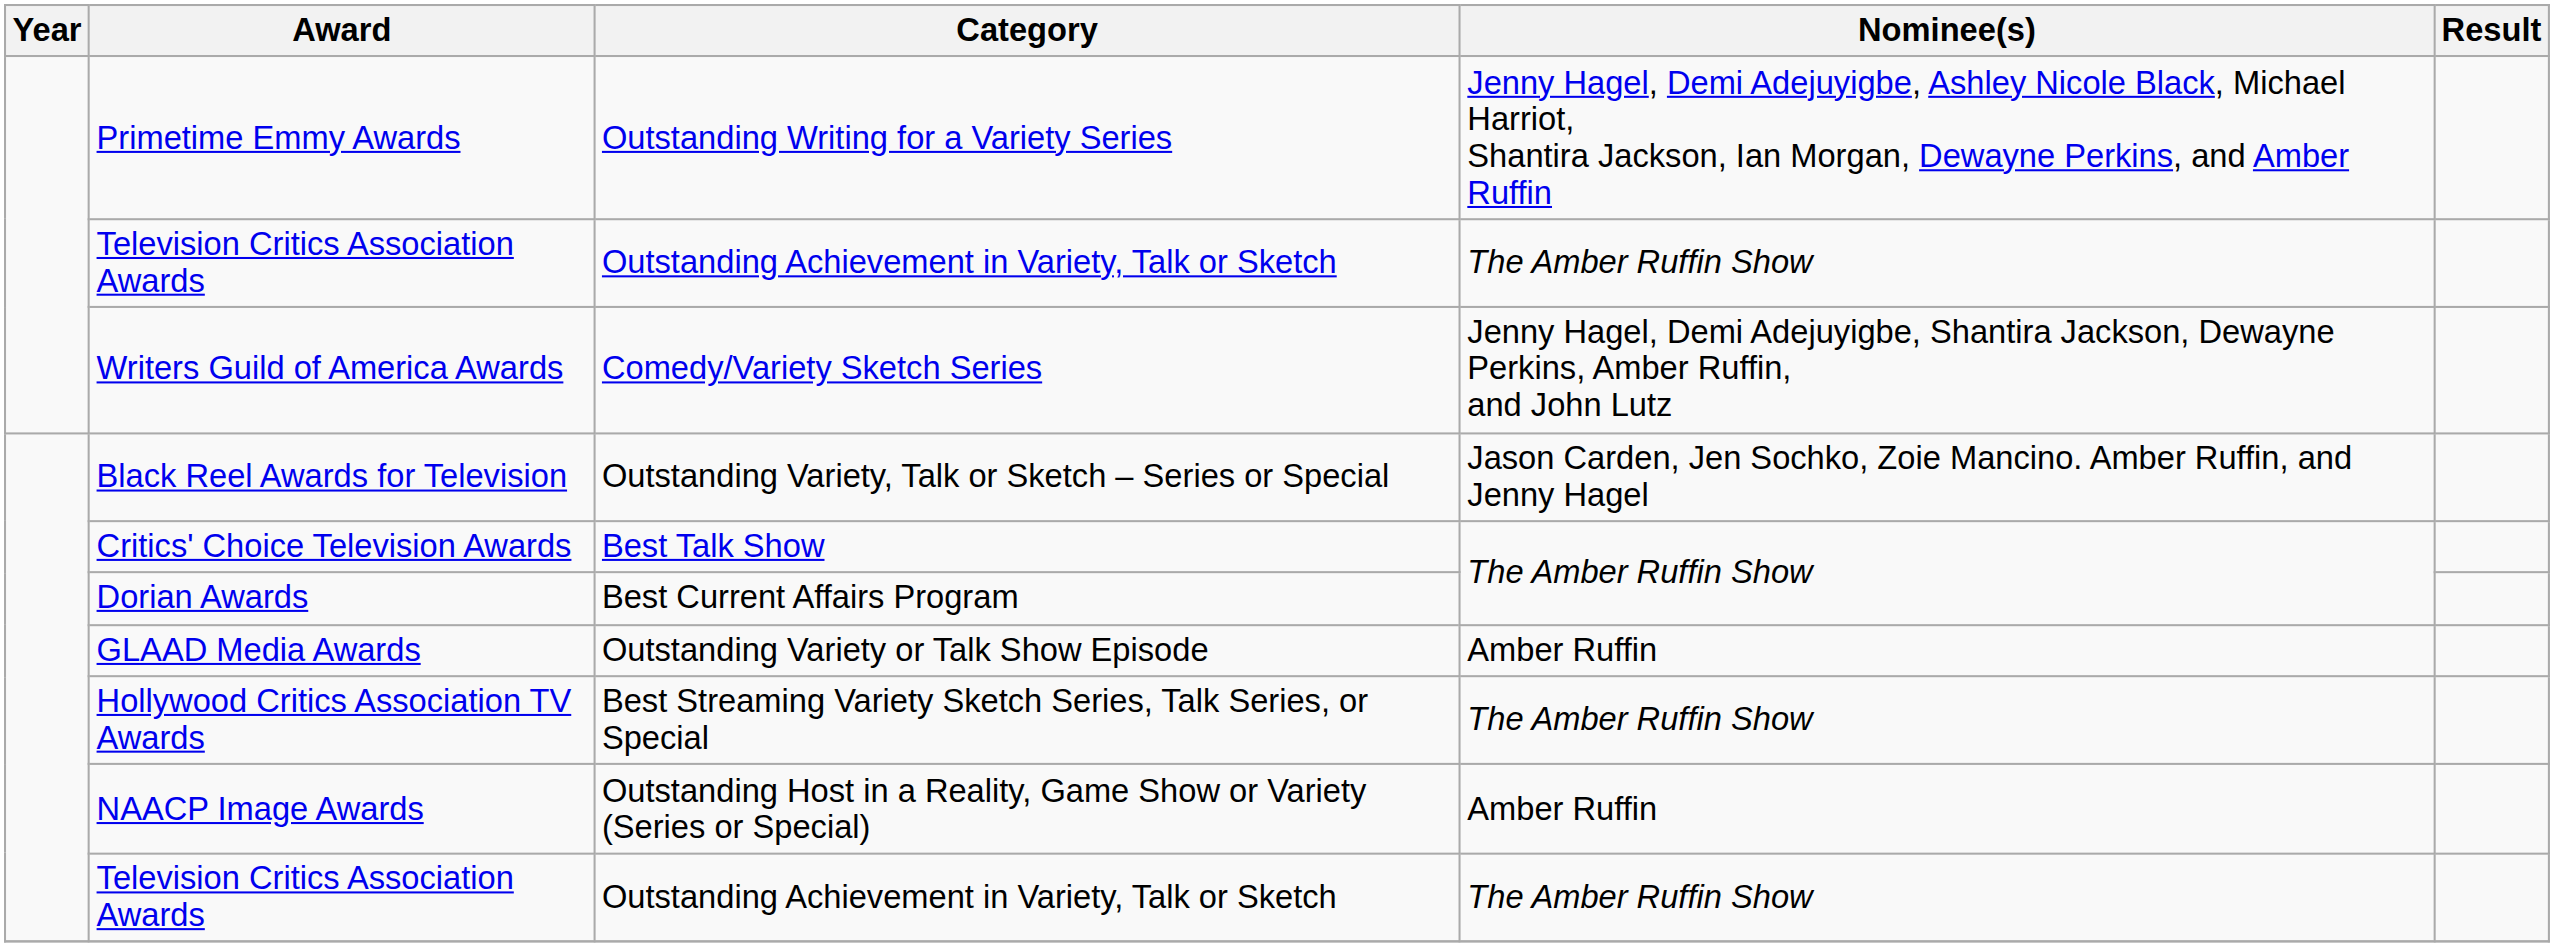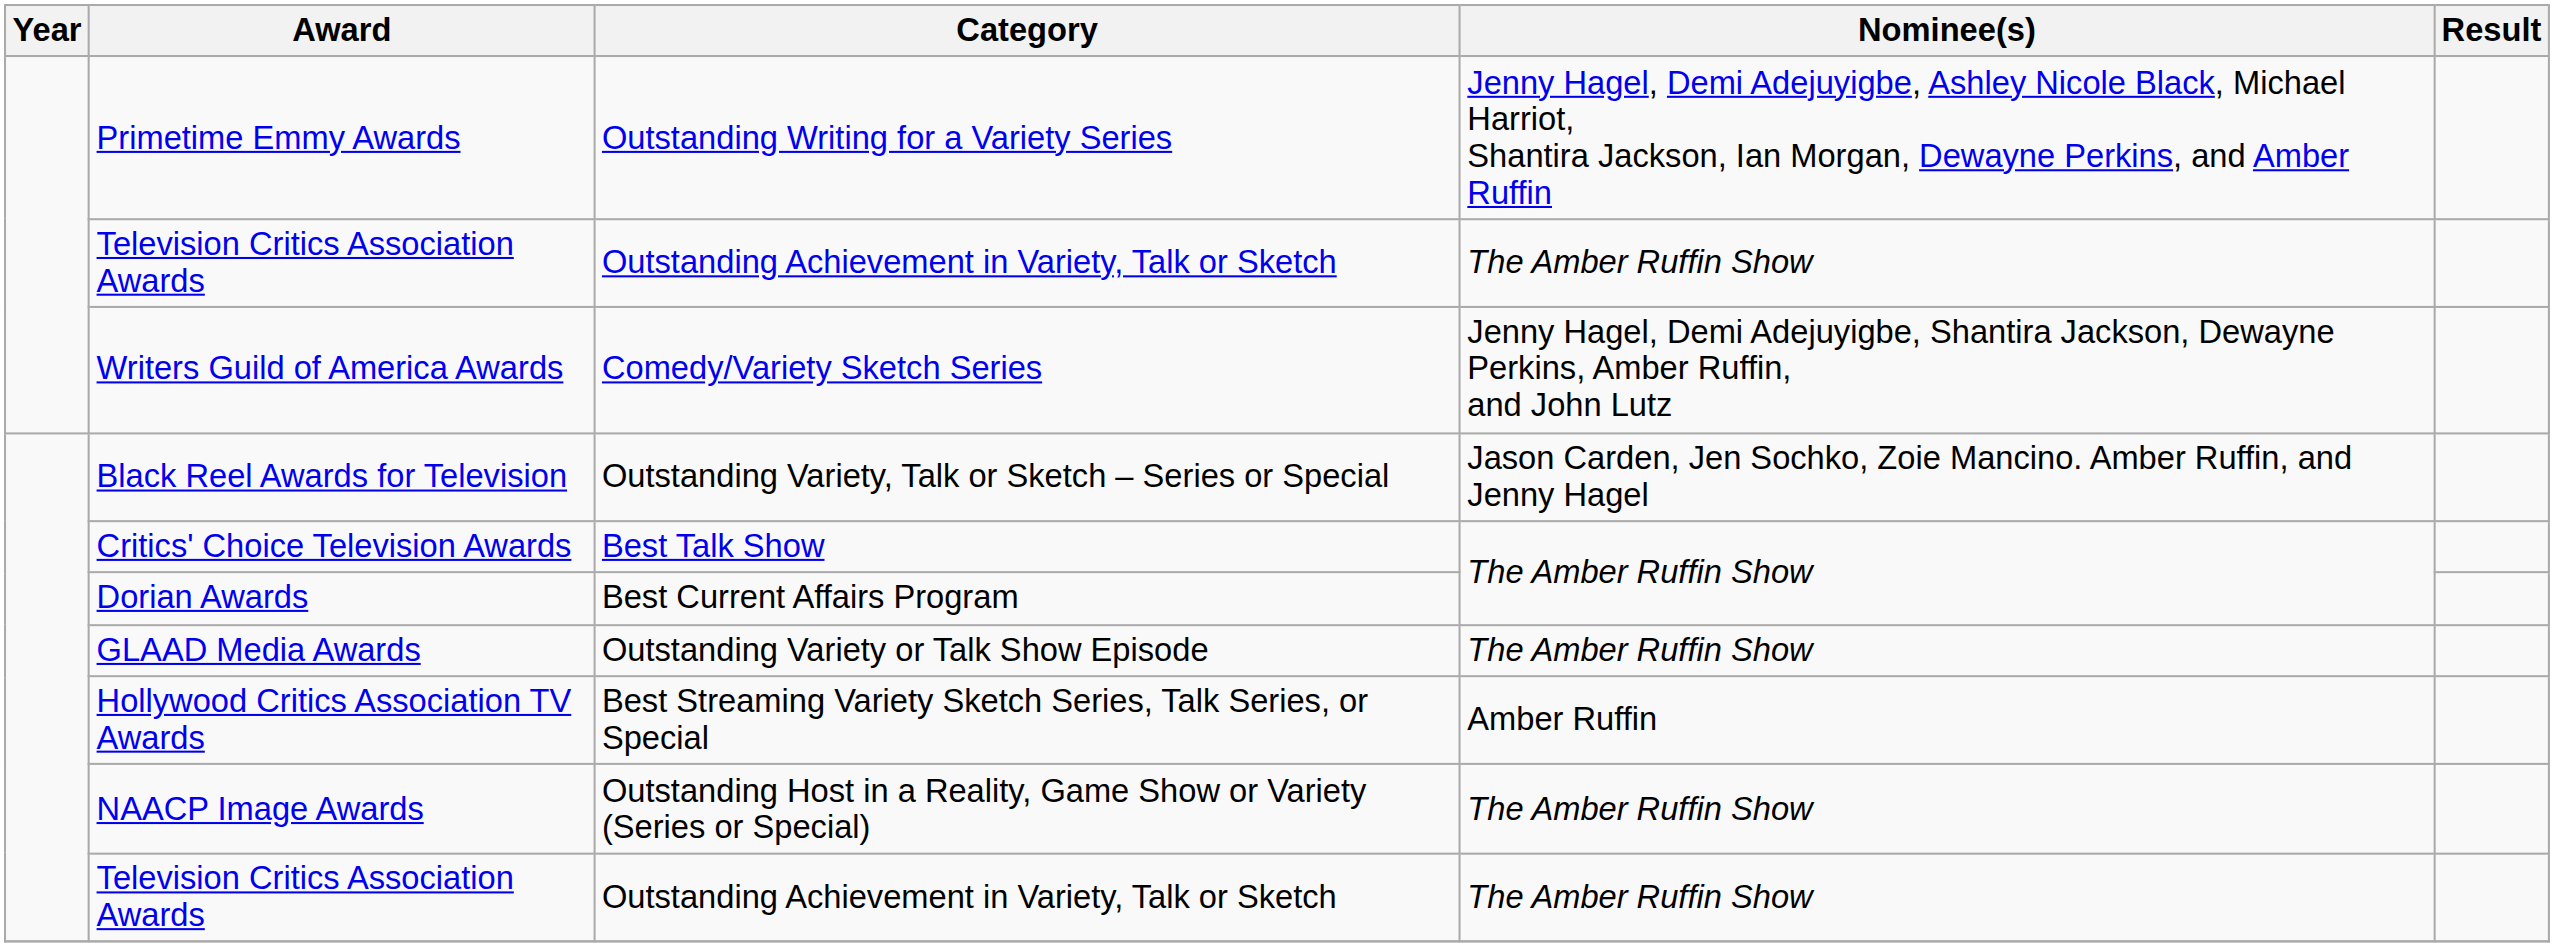(1562, 649) Amber Ruffin -> (1640, 649) The Amber Ruffin Show
(1640, 719) The Amber Ruffin Show -> (1562, 719) Amber Ruffin
(1562, 808) Amber Ruffin -> (1640, 808) The Amber Ruffin Show
